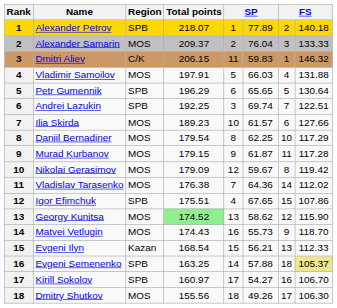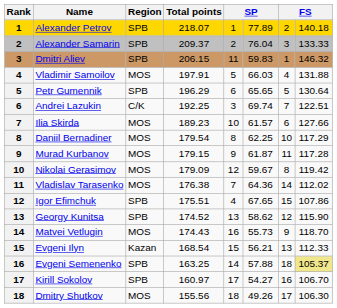(139, 43) MOS -> (138, 43) SPB
(136, 59) C/K -> (138, 59) SPB
(138, 106) SPB -> (136, 106) C/K
(139, 216) MOS -> (138, 216) SPB
(194, 216) lightgreen background -> (194, 216) no background
